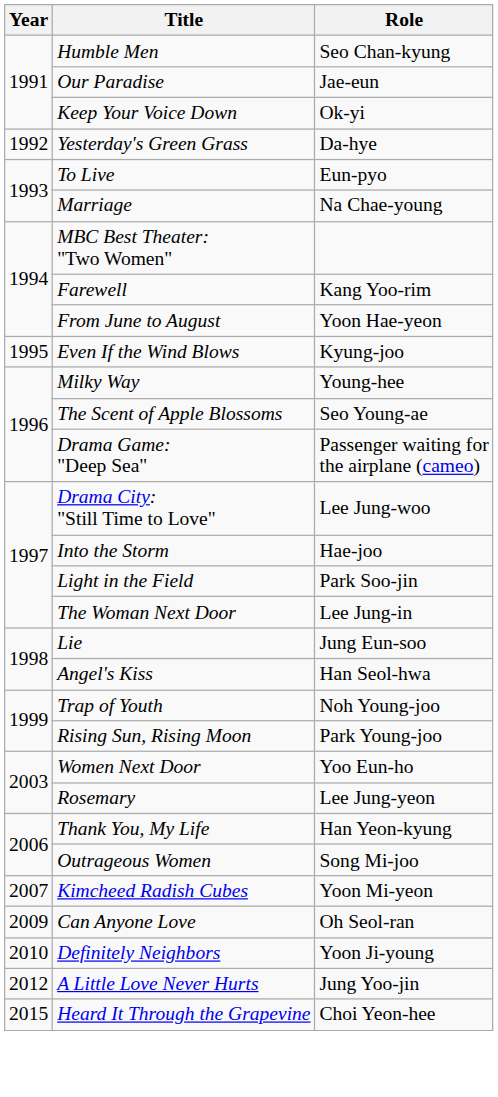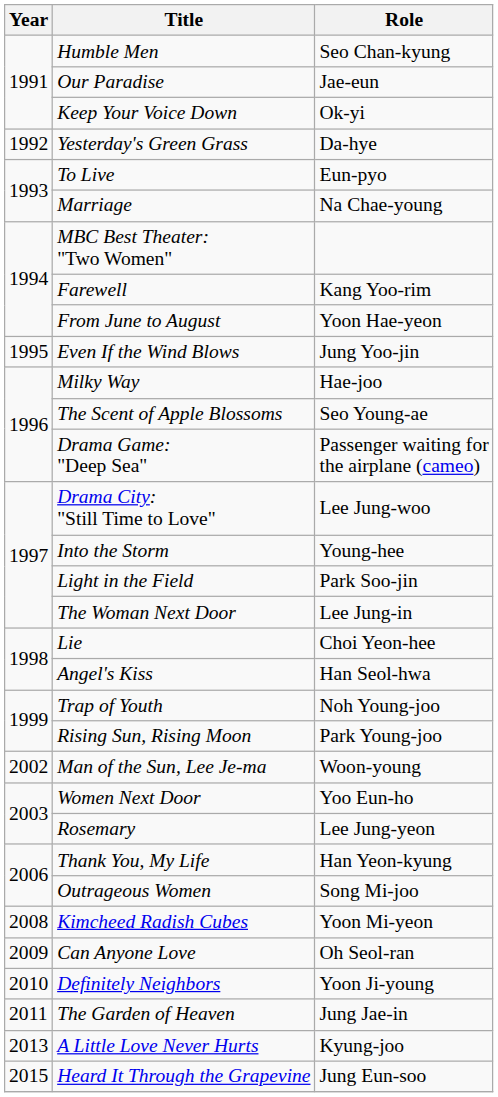(362, 351) Kyung-joo -> (369, 351) Jung Yoo-jin
(362, 382) Young-hee -> (351, 382) Hae-joo
(351, 550) Hae-joo -> (362, 550) Young-hee
(373, 643) Jung Eun-soo -> (378, 643) Choi Yeon-hee
+ row: (162, 766)
(29, 890) 2007 -> (29, 921) 2008
+ row: (146, 1014)
(29, 983) 2012 -> (29, 1045) 2013
(369, 983) Jung Yoo-jin -> (362, 1045) Kyung-joo
(378, 1014) Choi Yeon-hee -> (373, 1076) Jung Eun-soo
